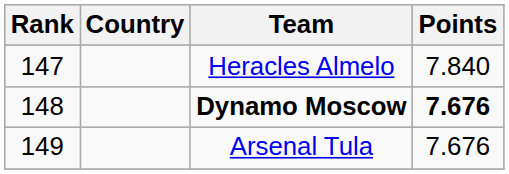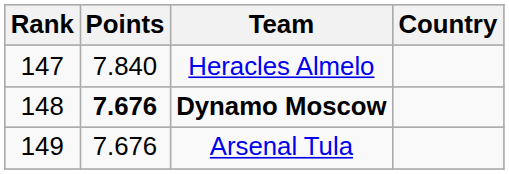columns swapped: (135, 24) <-> (458, 24)
